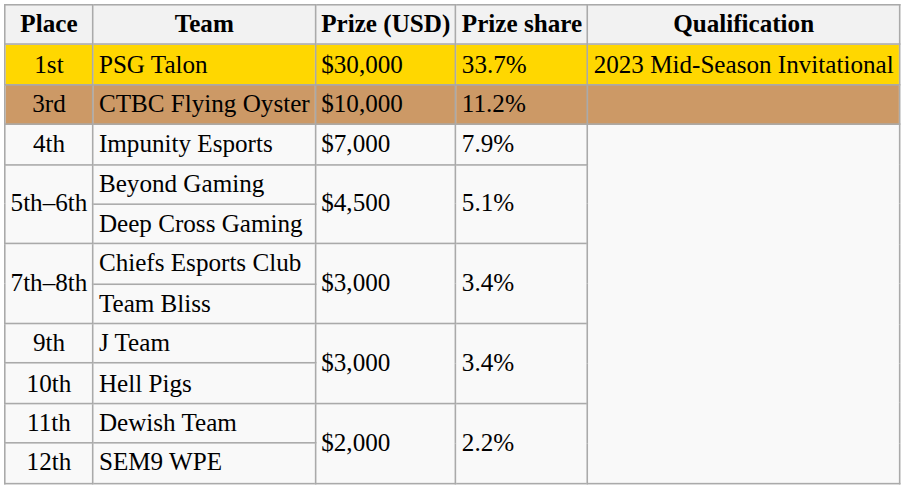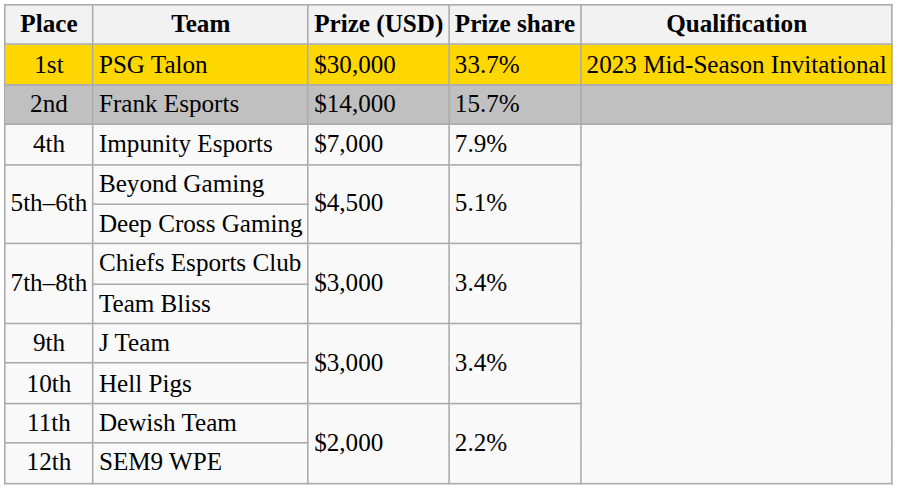+ row: (169, 104)
- row: (204, 104)
